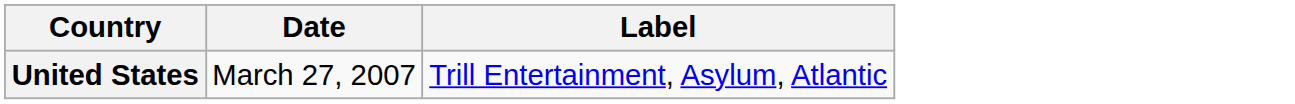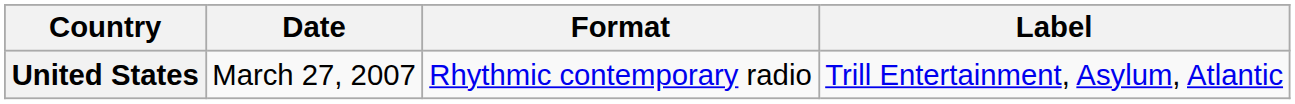+ column: (620, 27)
